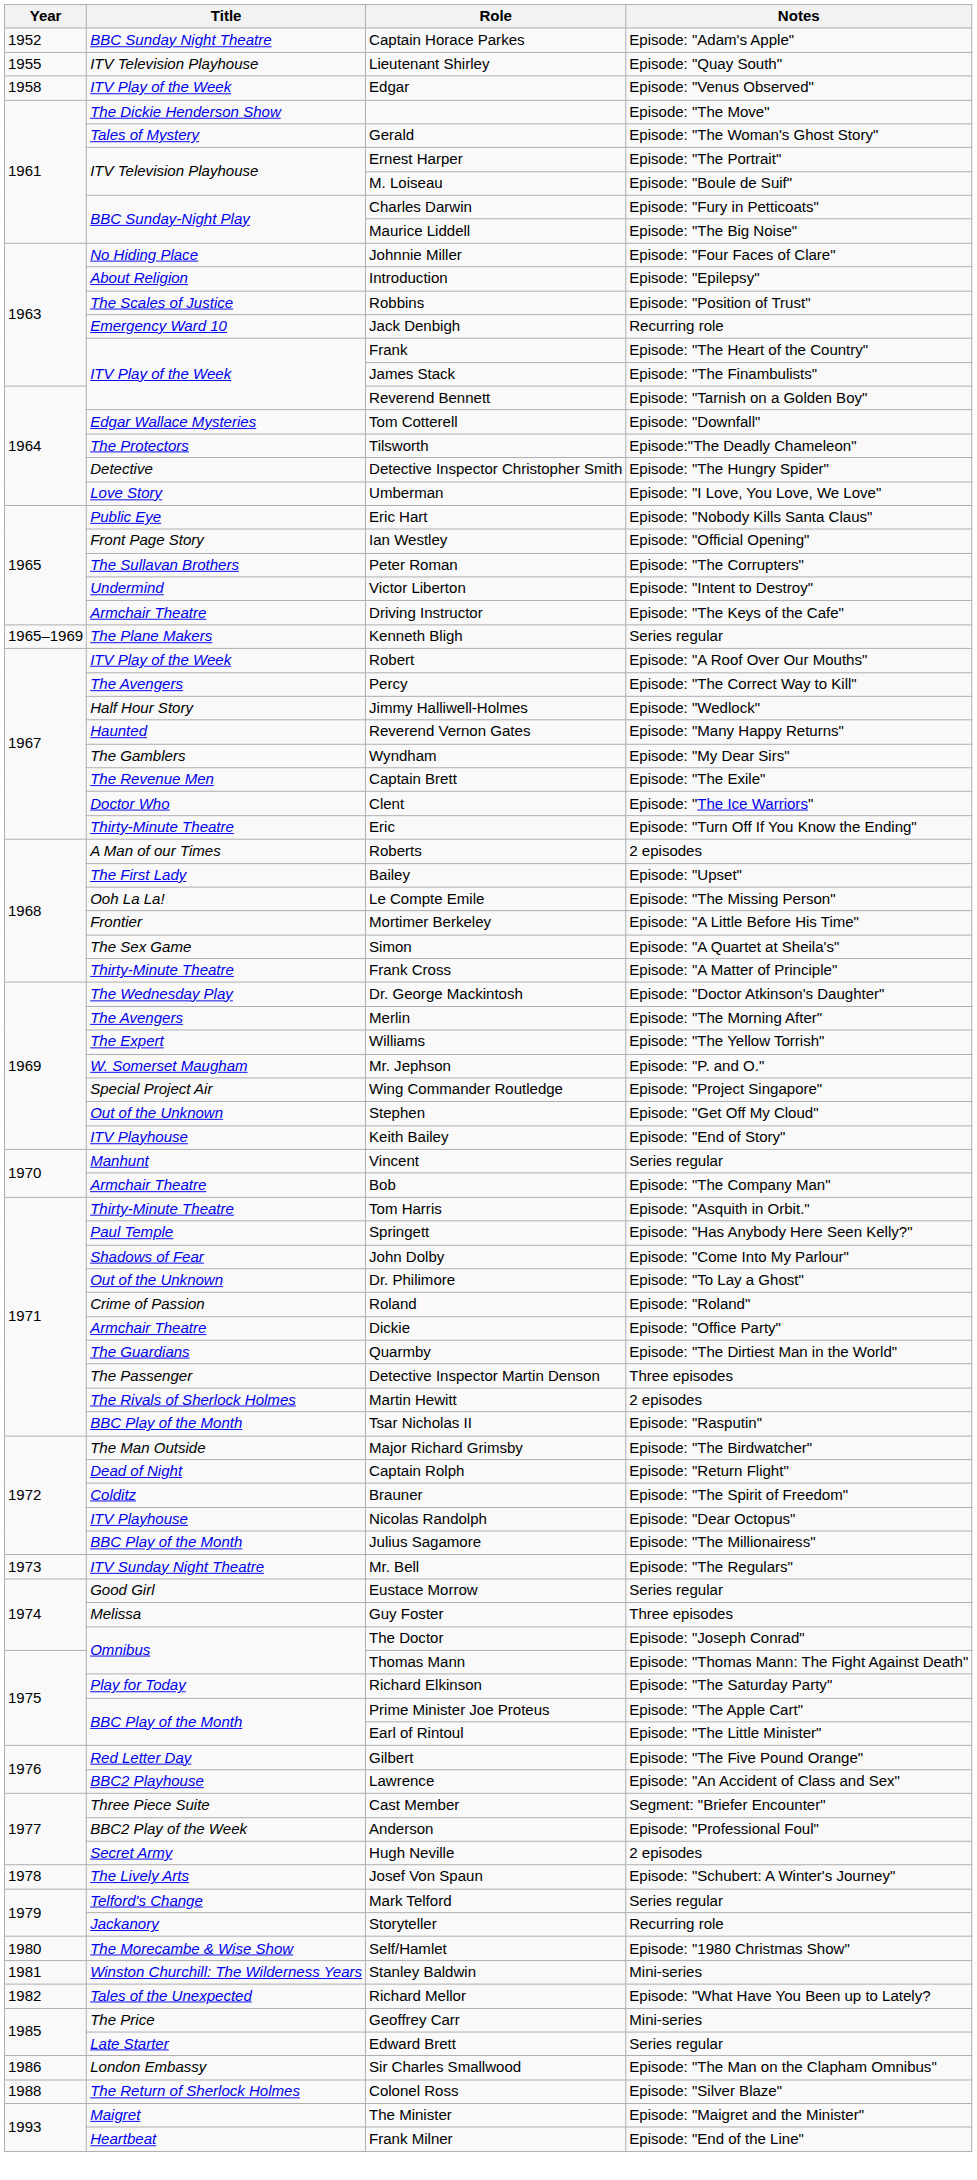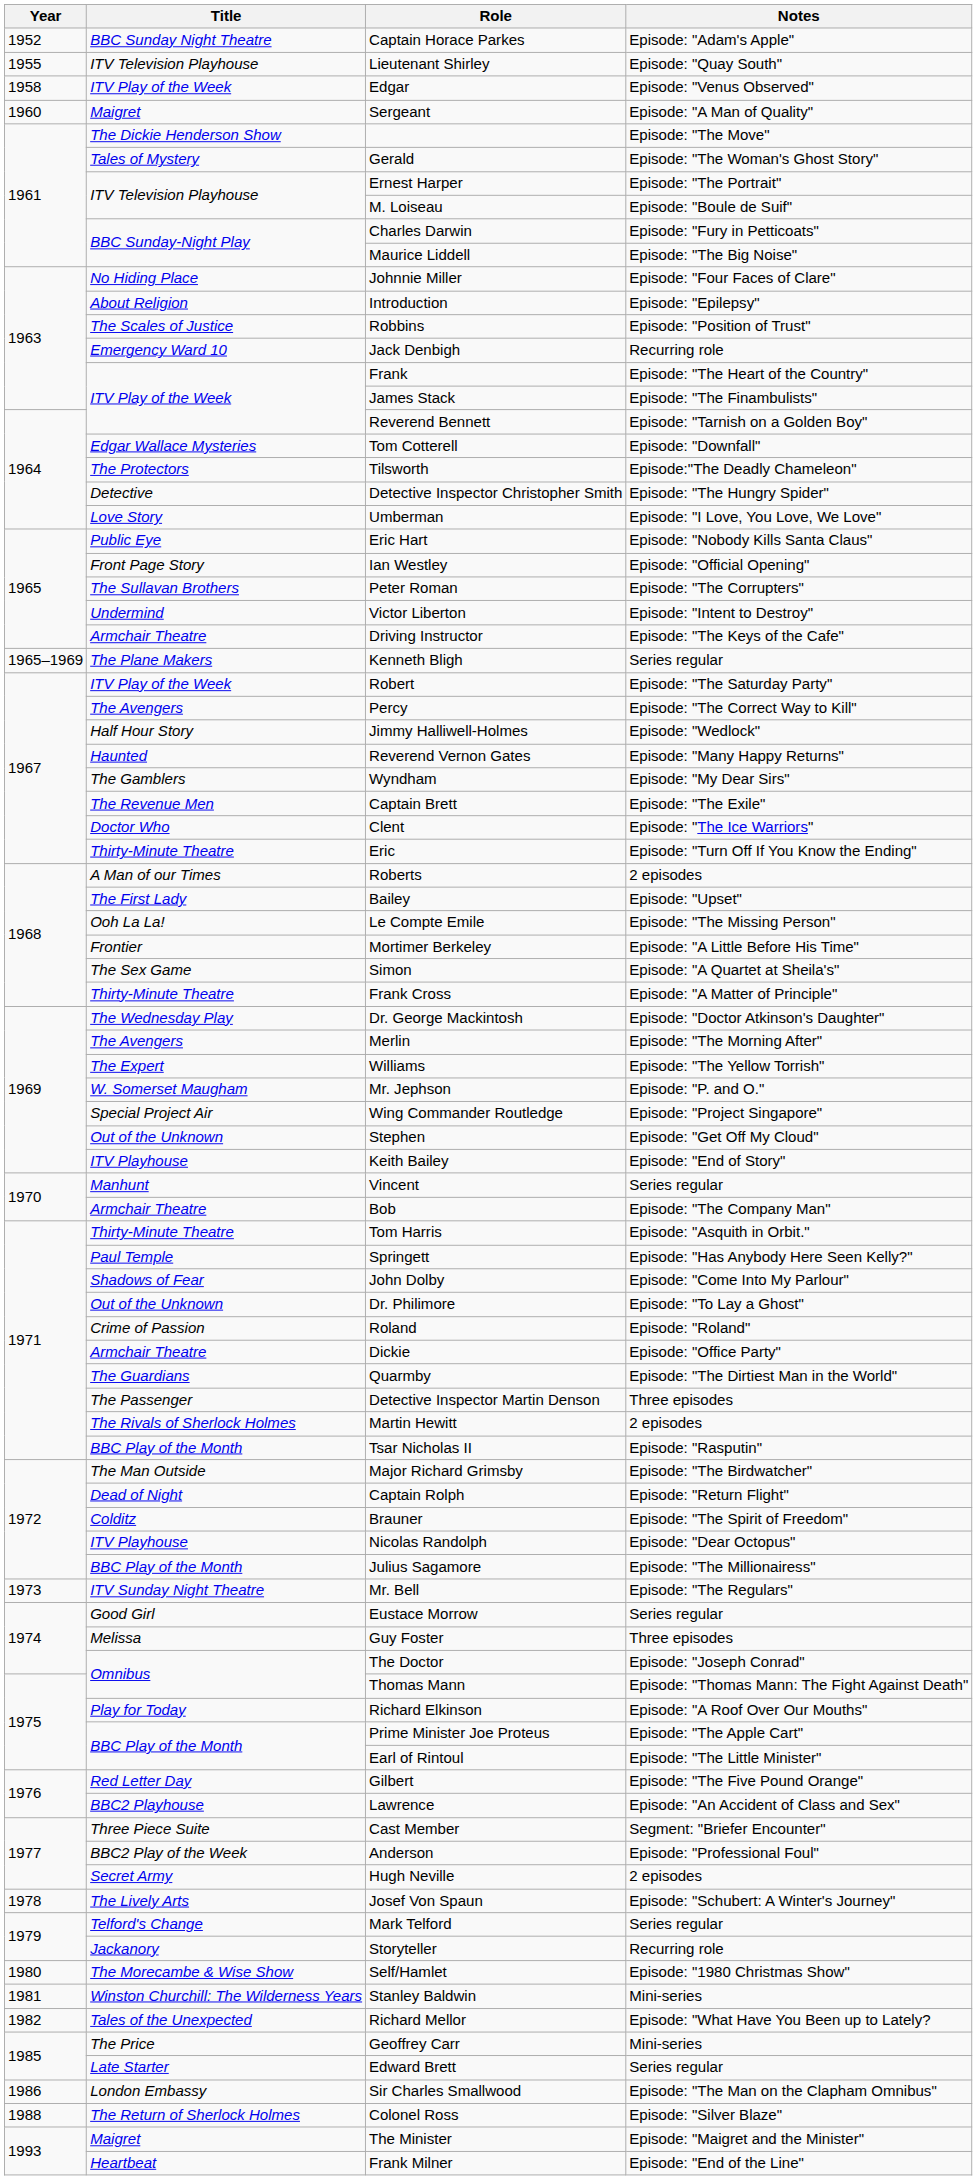+ row: (400, 111)
(748, 660) Episode: "A Roof Over Our Mouths" -> (731, 684) Episode: "The Saturday Party"
(731, 1686) Episode: "The Saturday Party" -> (748, 1709) Episode: "A Roof Over Our Mouths"
